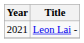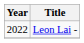(17, 29) 2021 -> (17, 29) 2022
